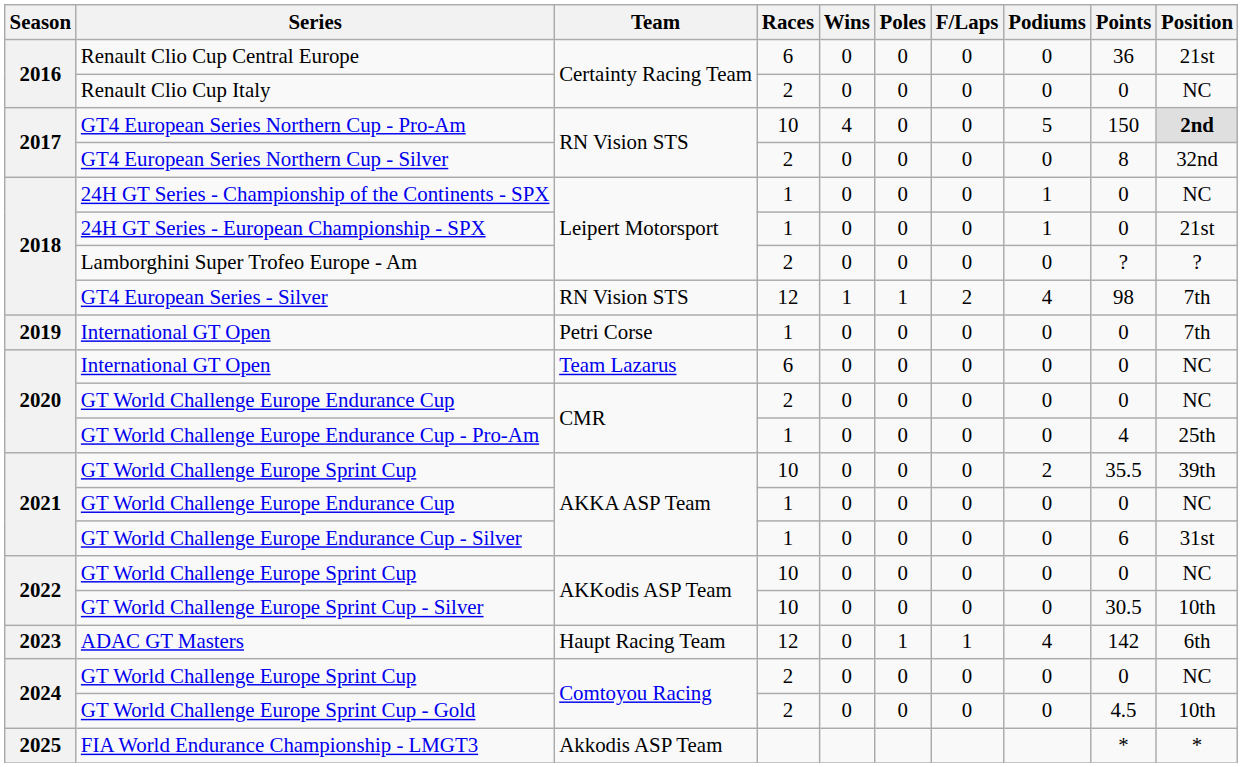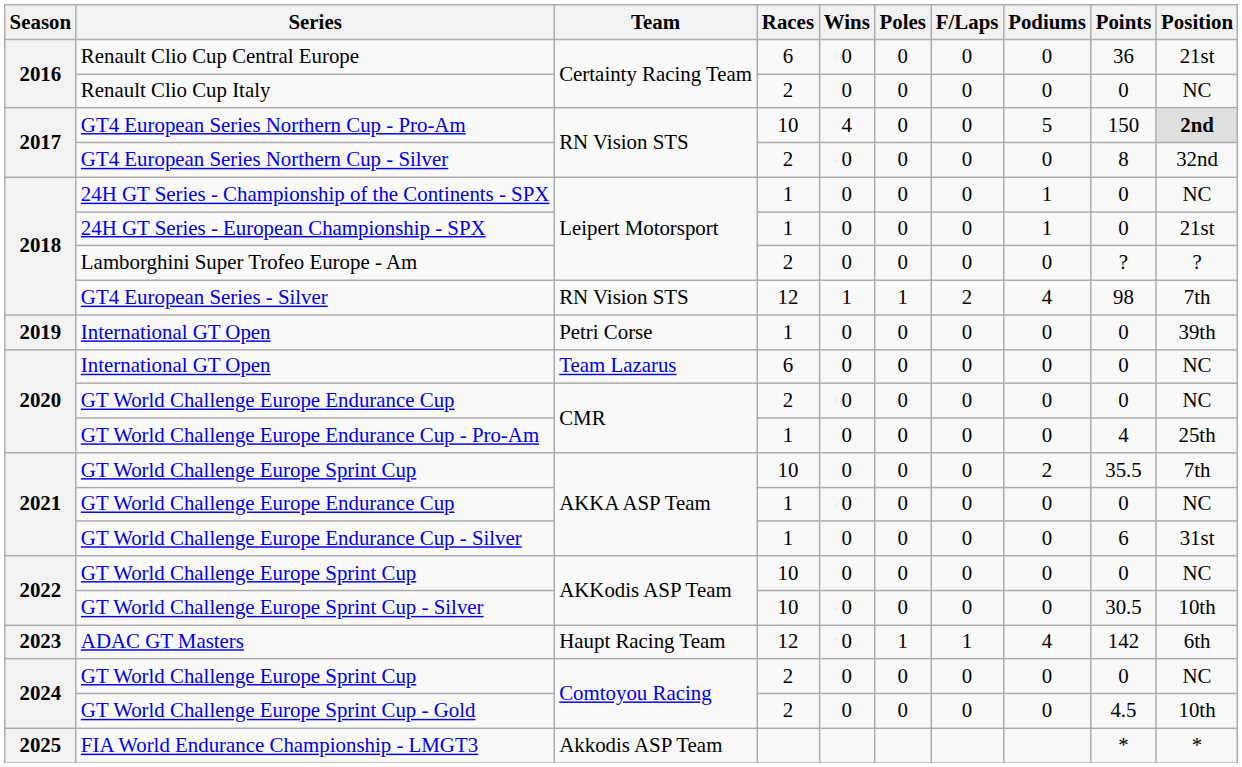(1197, 332) 7th -> (1197, 332) 39th
(1197, 469) 39th -> (1197, 469) 7th
